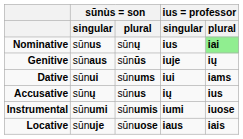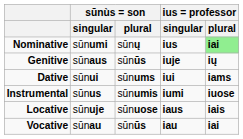(87, 45) sūnus -> (90, 45) sūnumi
- row: (41, 93)
(90, 110) sūnumi -> (87, 93) sūnus
+ row: (47, 126)
